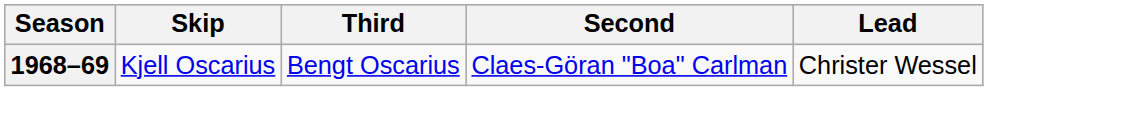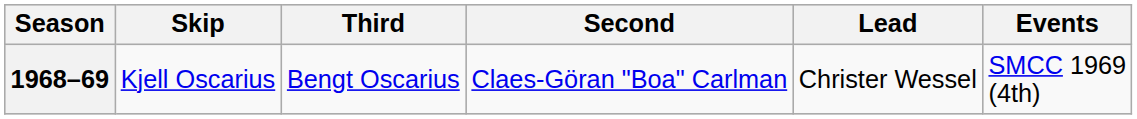+ column: (1057, 24)
